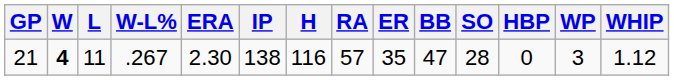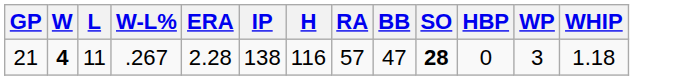- column: (394, 22)
(210, 57) 2.30 -> (210, 57) 2.28
(477, 57) normal -> (436, 57) bold
(635, 57) 1.12 -> (594, 57) 1.18
